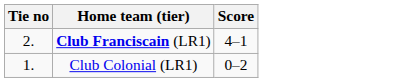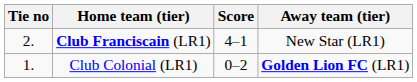+ column: (335, 16)
